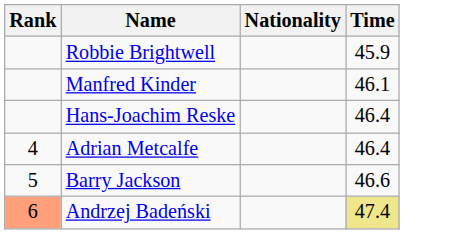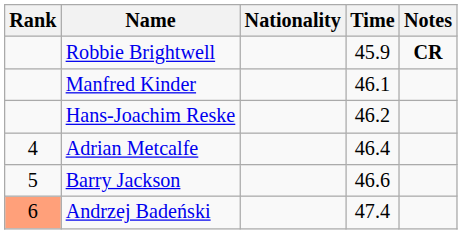+ column: (428, 20)
(372, 116) 46.4 -> (372, 116) 46.2
(372, 212) khaki background -> (372, 212) no background
